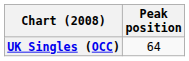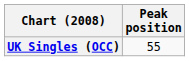(154, 47) 64 -> (154, 47) 55
